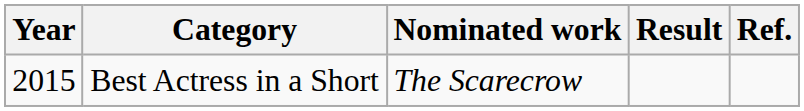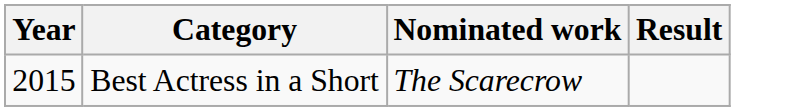- column: (765, 29)
